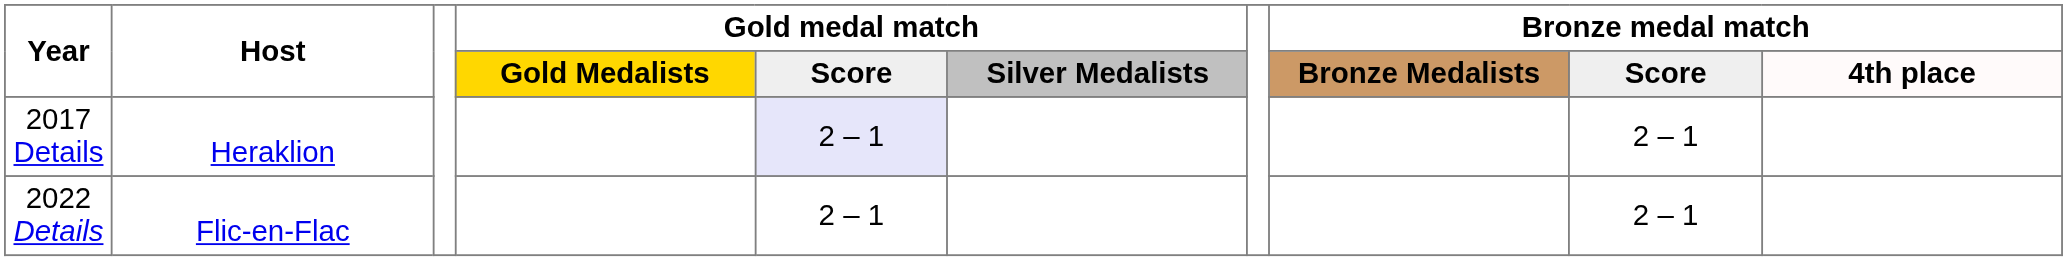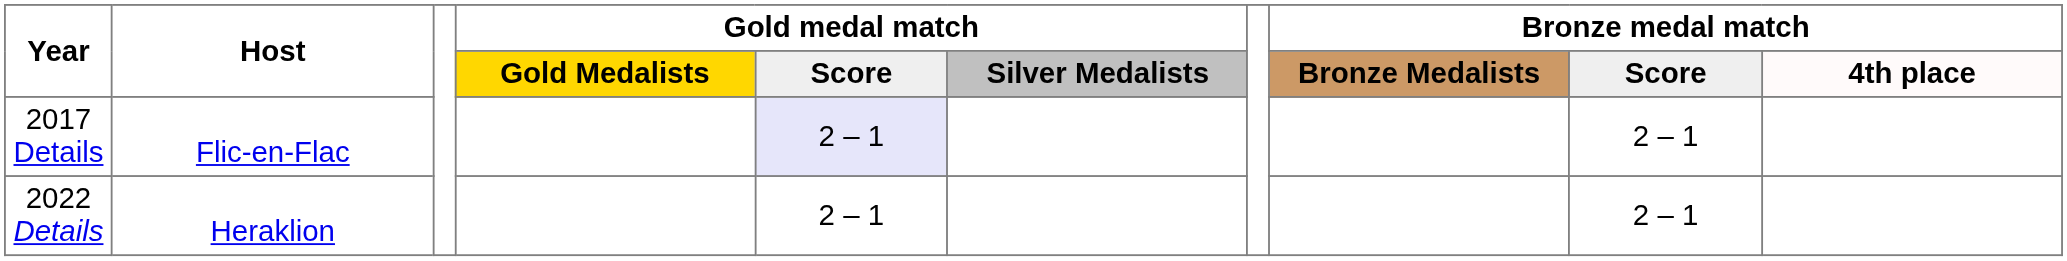(273, 152) Heraklion -> (273, 152) Flic-en-Flac
(273, 231) Flic-en-Flac -> (273, 231) Heraklion
